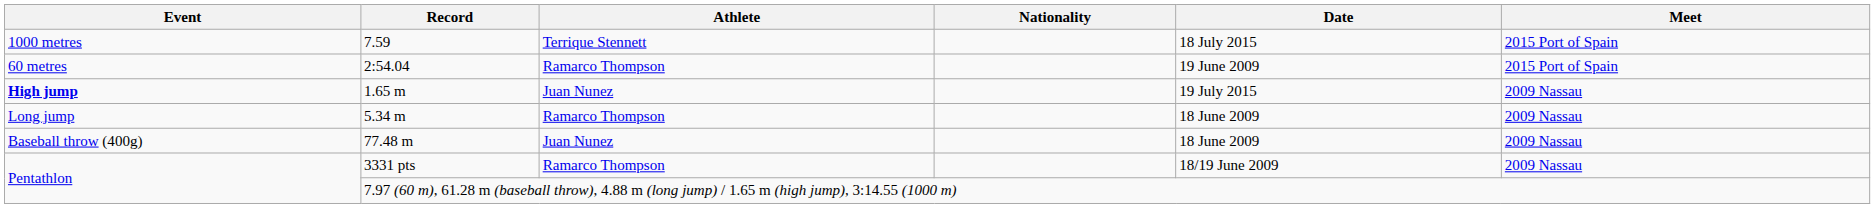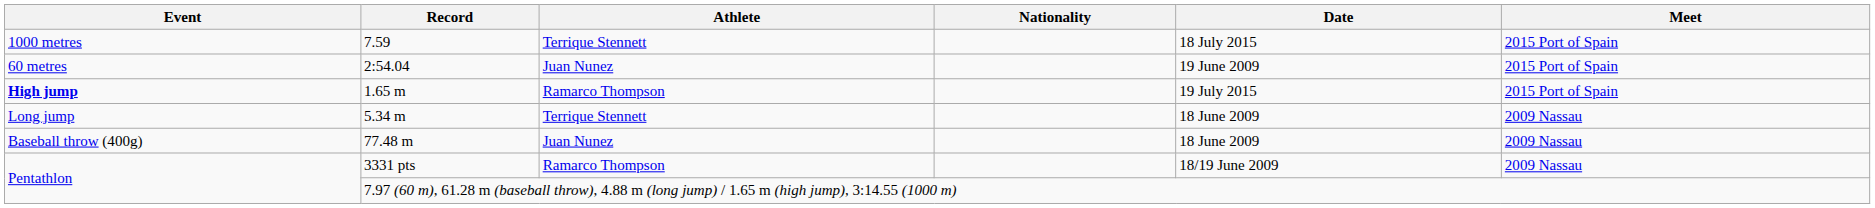(604, 66) Ramarco Thompson -> (578, 66) Juan Nunez
(578, 91) Juan Nunez -> (604, 91) Ramarco Thompson
(1543, 91) 2009 Nassau -> (1561, 91) 2015 Port of Spain
(604, 116) Ramarco Thompson -> (595, 116) Terrique Stennett
